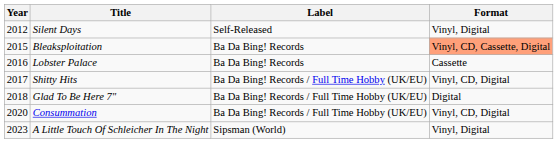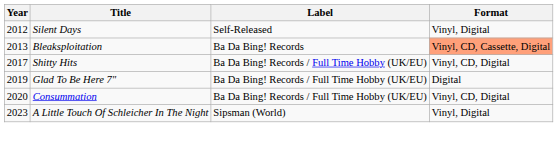(17, 46) 2015 -> (17, 46) 2013
- row: (65, 63)
(17, 96) 2018 -> (17, 79) 2019
